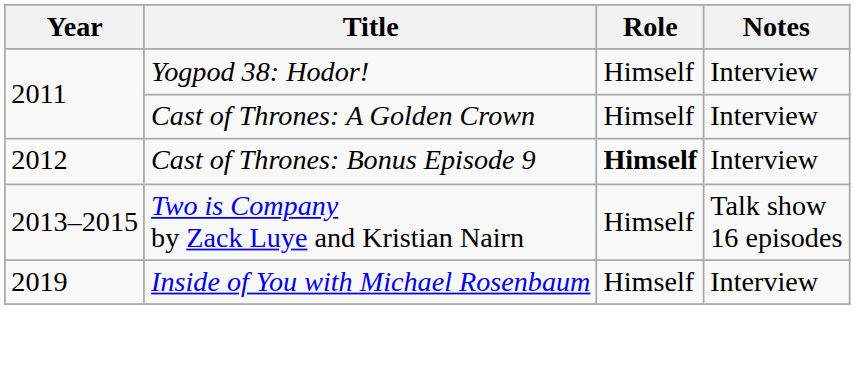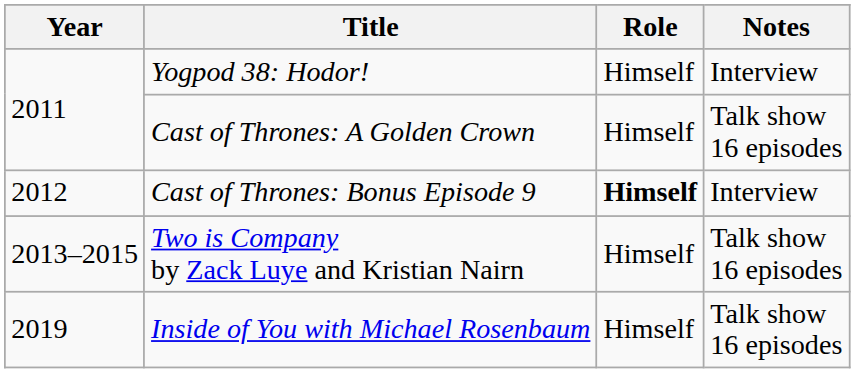(764, 116) Interview -> (776, 131) Talk show 16 episodes
(764, 281) Interview -> (776, 329) Talk show 16 episodes
